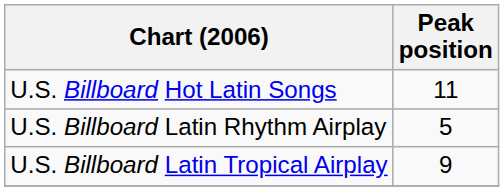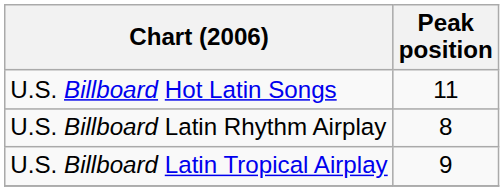(446, 127) 5 -> (446, 127) 8
